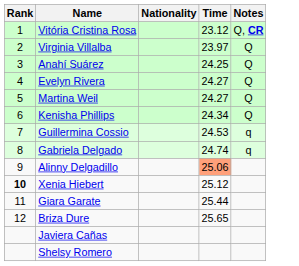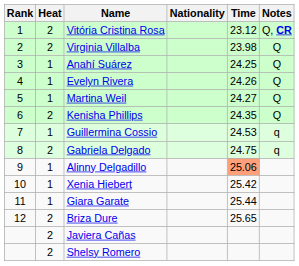+ column: (50, 13)
(215, 47) 23.97 -> (243, 47) 23.98
(215, 81) 24.27 -> (243, 81) 24.26
(215, 116) 24.34 -> (243, 116) 24.35
(215, 150) 24.74 -> (243, 150) 24.75
(20, 184) bold -> (20, 184) normal
(215, 184) 25.12 -> (243, 184) 25.42
